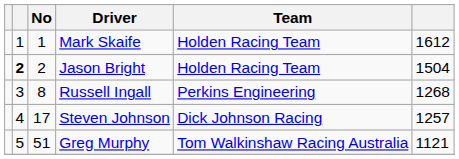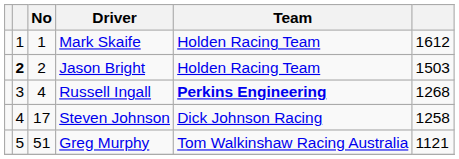(433, 67) 1504 -> (433, 67) 1503
(42, 92) 8 -> (42, 92) 4
(246, 92) normal -> (252, 92) bold
(433, 117) 1257 -> (433, 117) 1258
